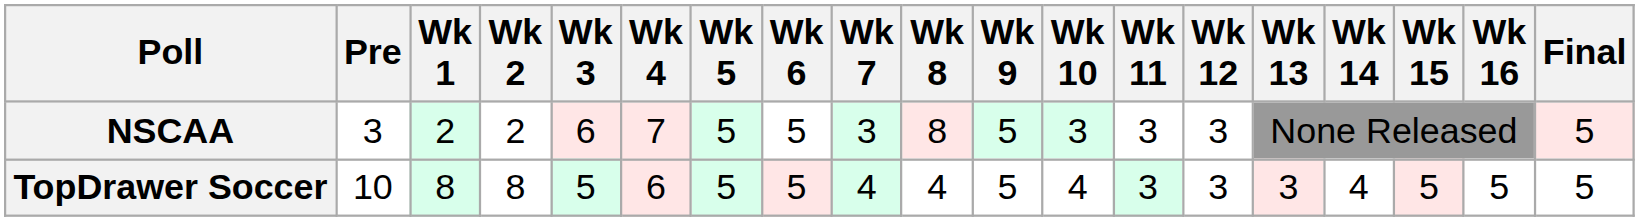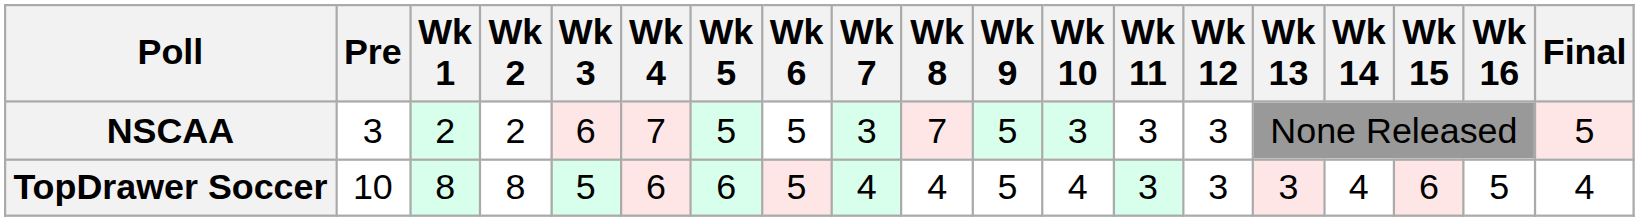(937, 130) 8 -> (937, 130) 7
(726, 186) 5 -> (726, 186) 6
(1429, 186) 5 -> (1429, 186) 6
(1585, 186) 5 -> (1585, 186) 4
